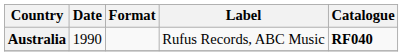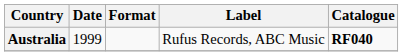(87, 39) 1990 -> (87, 39) 1999
